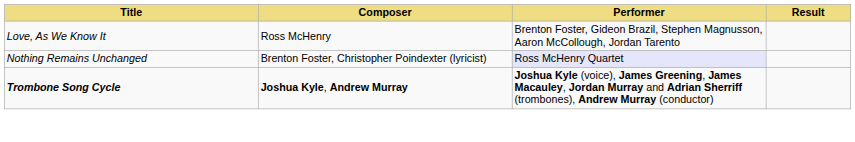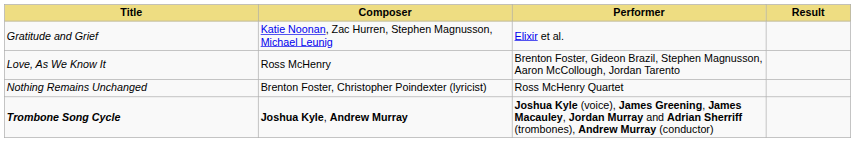+ row: (52, 36)
(569, 59) lavender background -> (569, 88) no background
